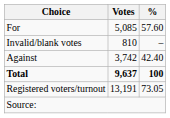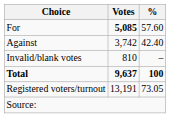(126, 27) normal -> (126, 27) bold
rows swapped: (22, 58) <-> (44, 43)
